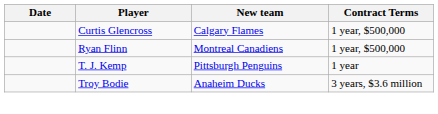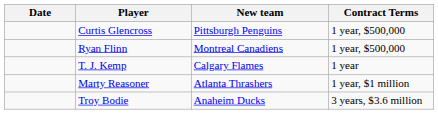(229, 30) Calgary Flames -> (238, 30) Pittsburgh Penguins
(238, 65) Pittsburgh Penguins -> (229, 65) Calgary Flames
+ row: (114, 83)
